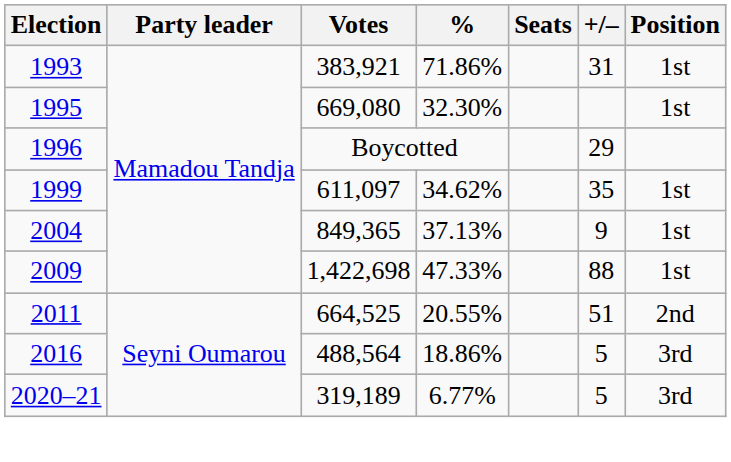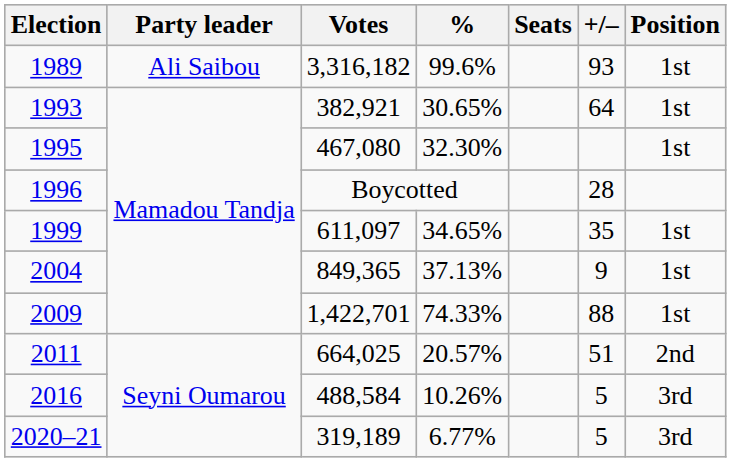+ row: (56, 66)
(359, 66) 383,921 -> (359, 107) 382,921
(462, 66) 71.86% -> (462, 107) 30.65%
(601, 66) 31 -> (601, 107) 64
(359, 107) 669,080 -> (359, 148) 467,080
(601, 148) 29 -> (601, 189) 28
(462, 189) 34.62% -> (462, 230) 34.65%
(359, 271) 1,422,698 -> (359, 312) 1,422,701
(462, 271) 47.33% -> (462, 312) 74.33%
(359, 312) 664,525 -> (359, 353) 664,025
(462, 312) 20.55% -> (462, 353) 20.57%
(359, 353) 488,564 -> (359, 395) 488,584
(462, 353) 18.86% -> (462, 395) 10.26%
